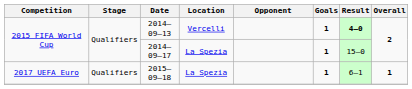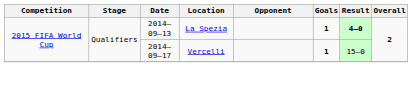(206, 28) Vercelli -> (206, 28) La Spezia
(206, 50) La Spezia -> (206, 50) Vercelli
- row: (160, 73)
